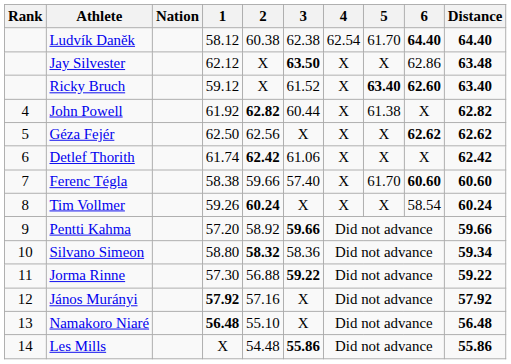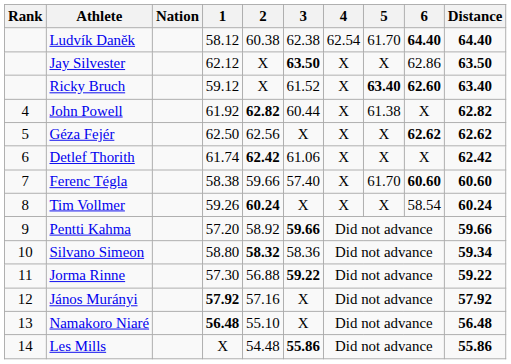(475, 63) 63.48 -> (475, 63) 63.50
